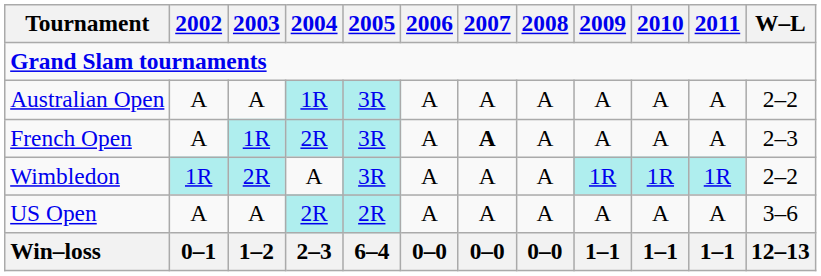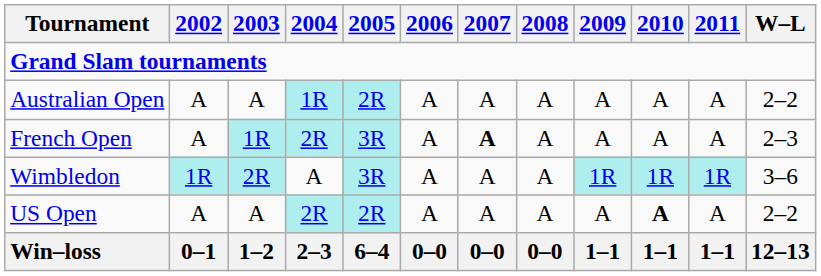(372, 99) 3R -> (372, 99) 2R
(780, 175) 2–2 -> (780, 175) 3–6
(660, 213) normal -> (660, 213) bold
(780, 213) 3–6 -> (780, 213) 2–2
